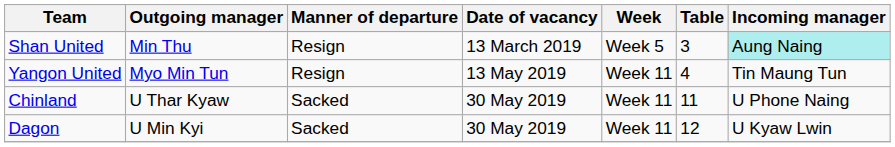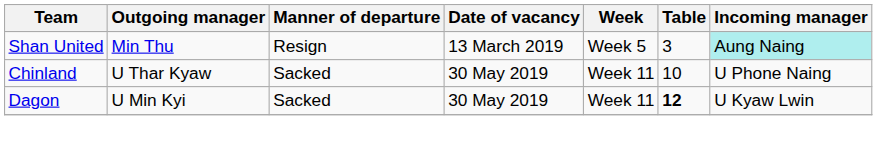- row: (65, 73)
(689, 100) 11 -> (672, 73) 10
(690, 127) normal -> (672, 100) bold
